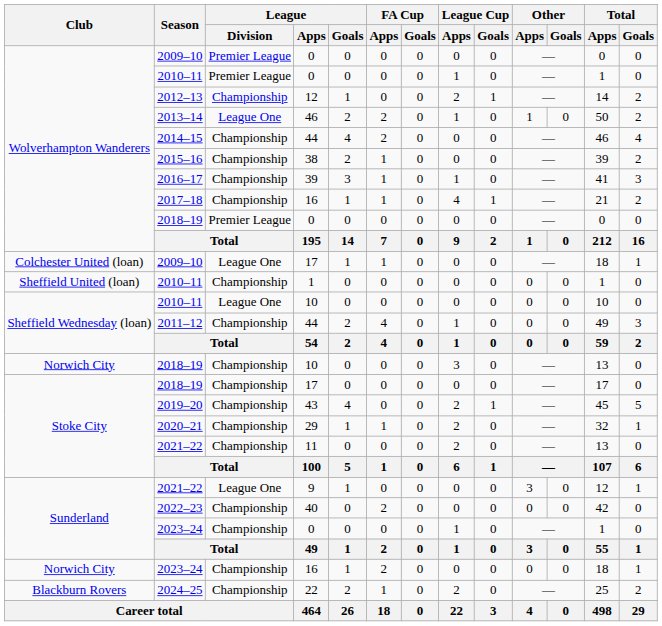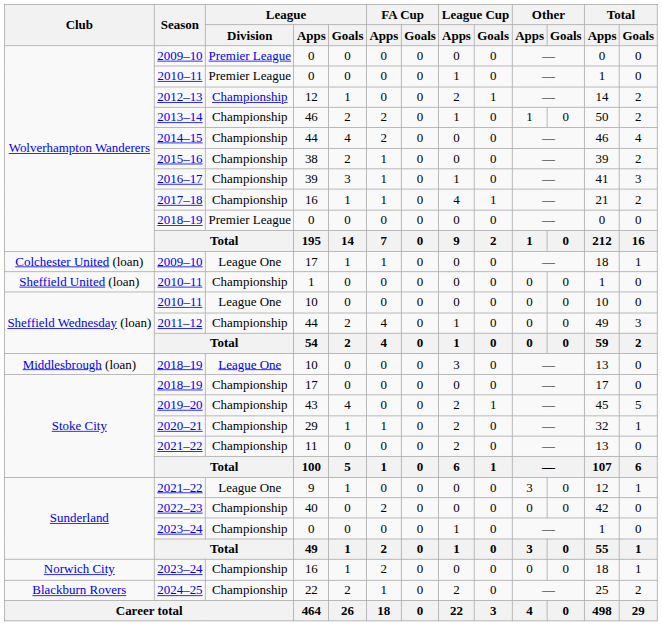(250, 117) League One -> (250, 117) Championship
(79, 364) Norwich City -> (79, 364) Middlesbrough (loan)
(250, 364) Championship -> (250, 364) League One
